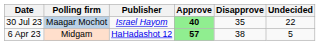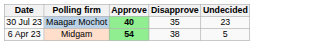- column: (142, 10)
(290, 22) 22 -> (225, 22) 23
(194, 35) 57 -> (129, 35) 54
